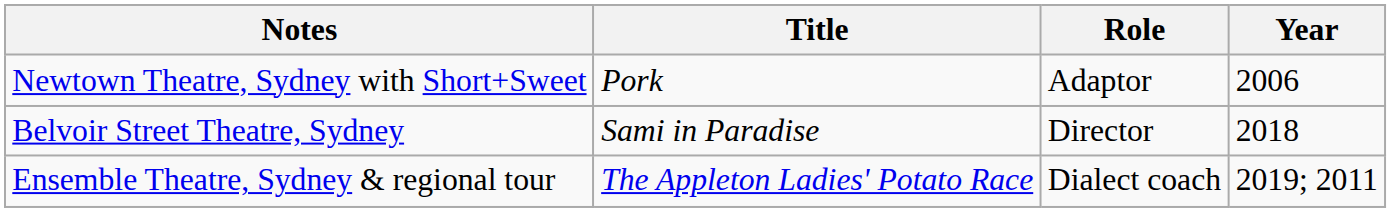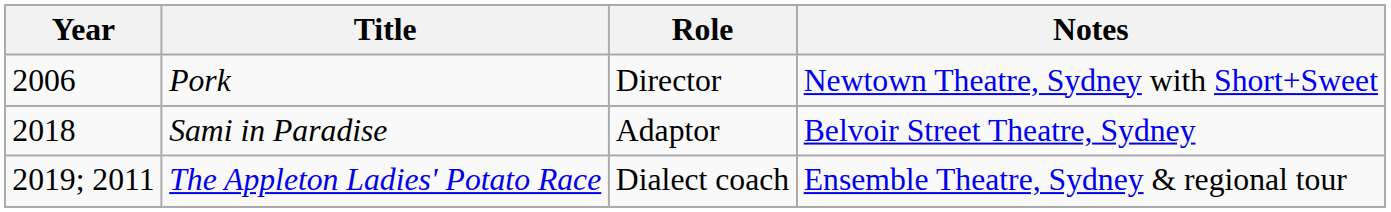columns swapped: (1307, 29) <-> (299, 29)
(1100, 79) Adaptor -> (669, 79) Director
(1101, 130) Director -> (668, 130) Adaptor
